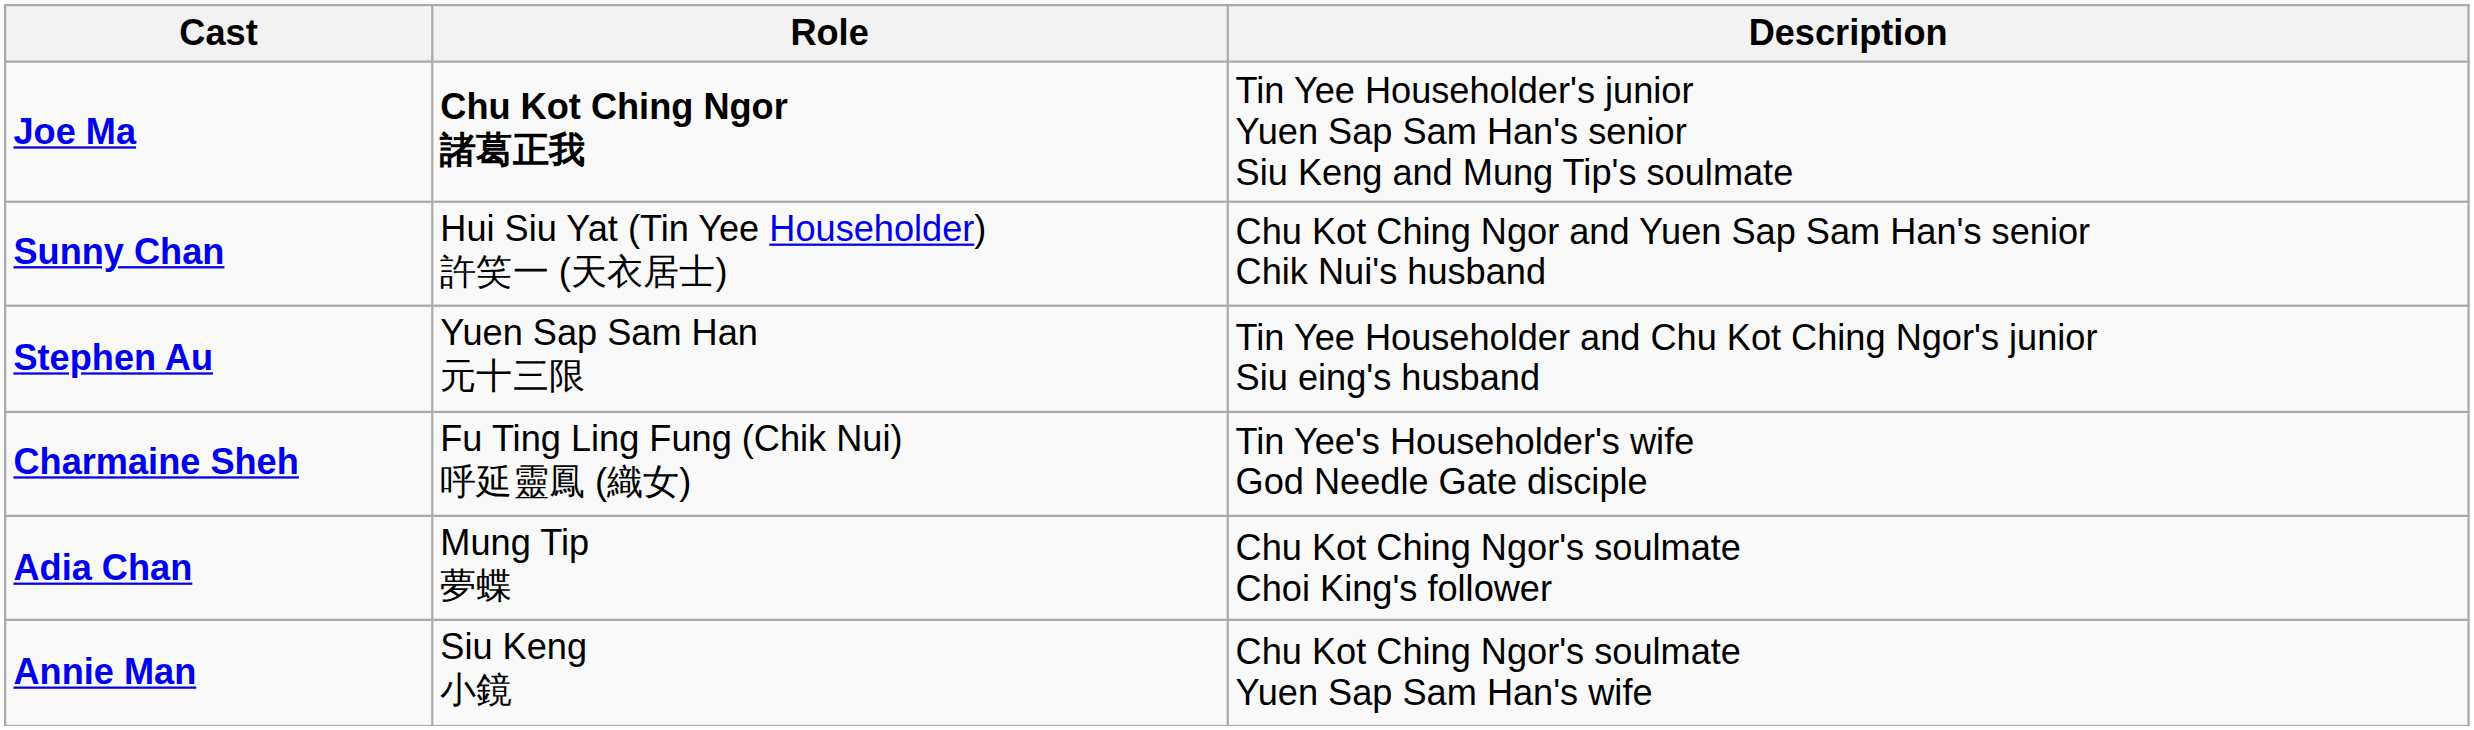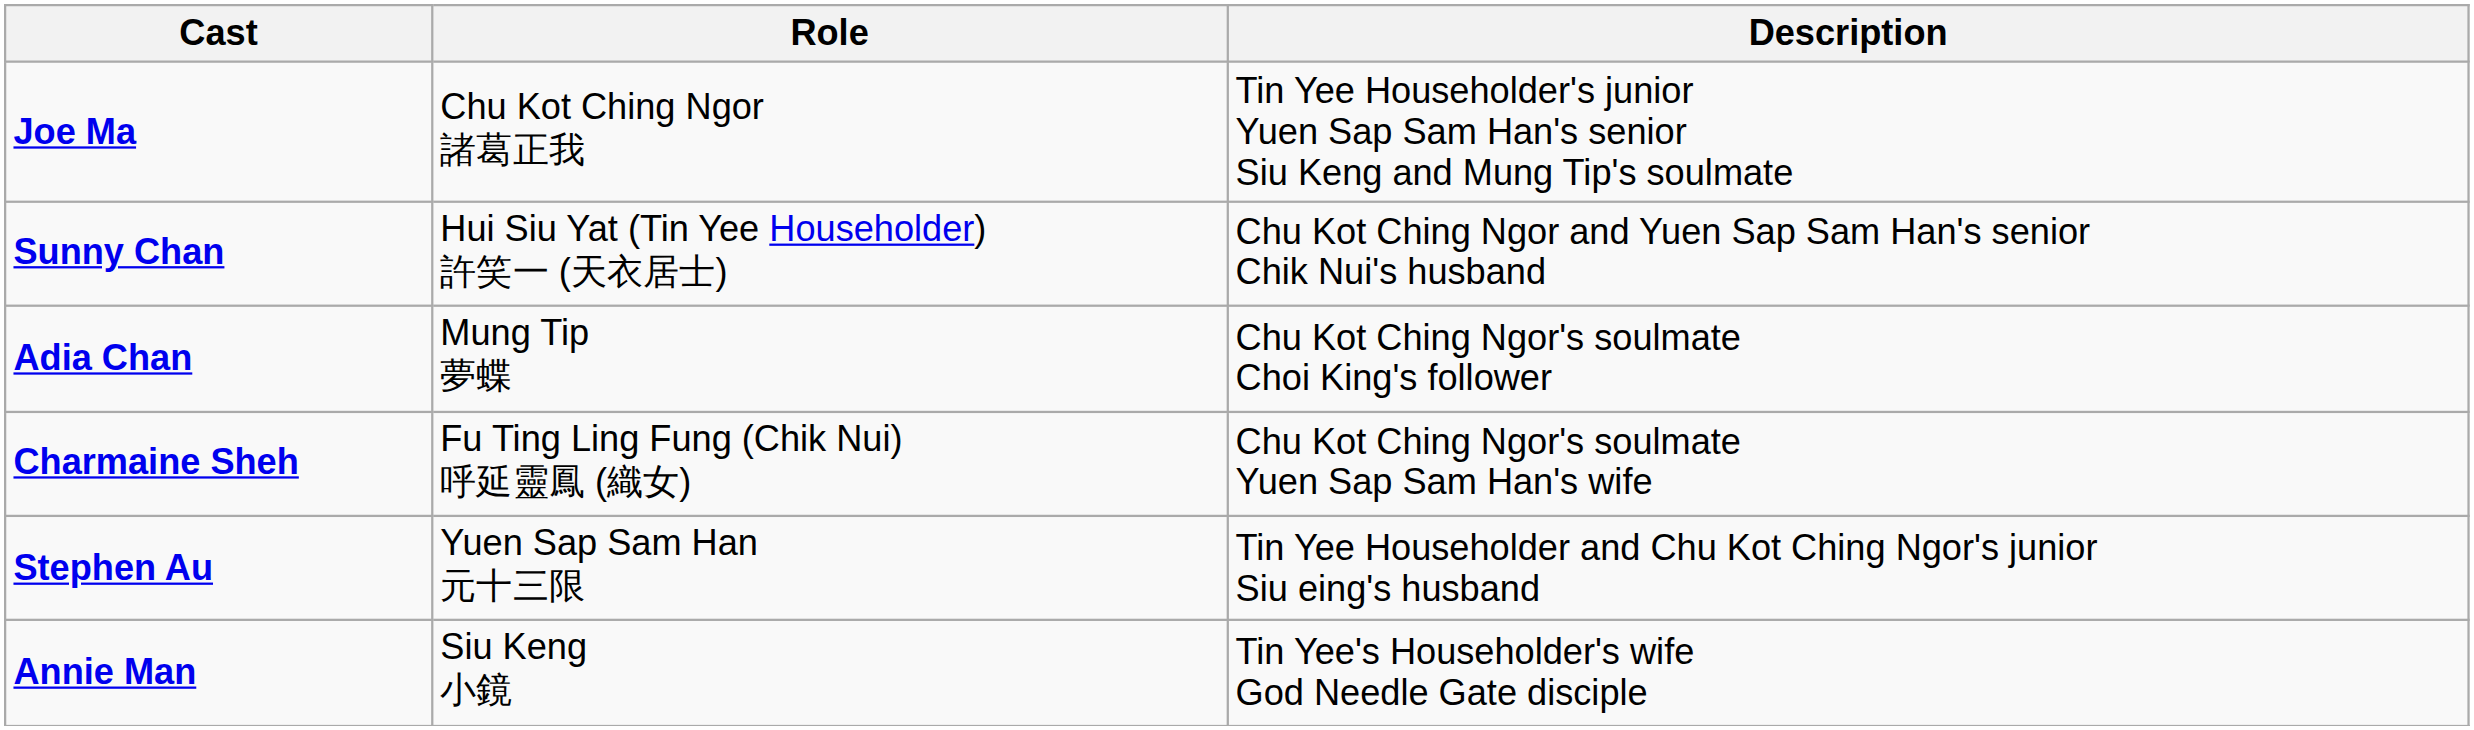(614, 128) bold -> (602, 128) normal
rows swapped: (113, 357) <-> (103, 567)
(1465, 462) Tin Yee's Householder's wife God Needle Gate disciple -> (1488, 462) Chu Kot Ching Ngor's soulmate Yuen Sap Sam Han's wife
(1488, 672) Chu Kot Ching Ngor's soulmate Yuen Sap Sam Han's wife -> (1465, 672) Tin Yee's Householder's wife God Needle Gate disciple
